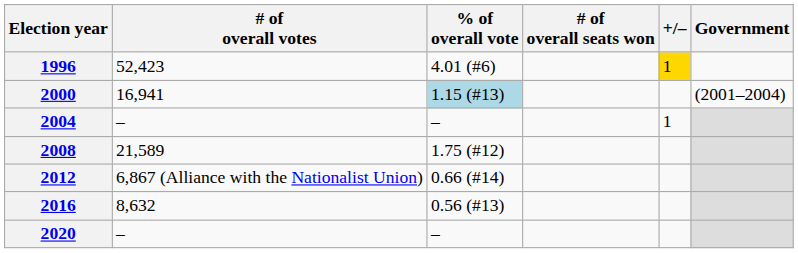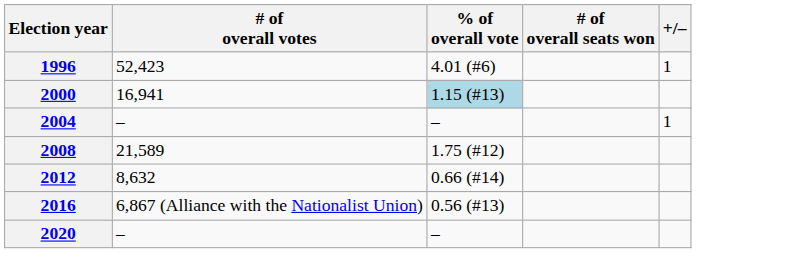- column: (742, 28)
(667, 66) gold background -> (667, 66) no background
(269, 177) 6,867 (Alliance with the Nationalist Union) -> (136, 177) 8,632
(136, 205) 8,632 -> (269, 205) 6,867 (Alliance with the Nationalist Union)
